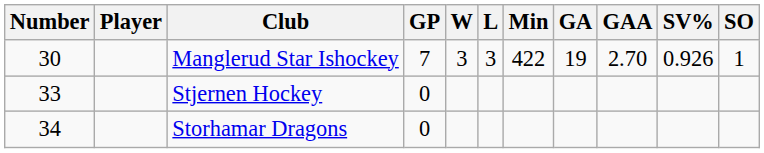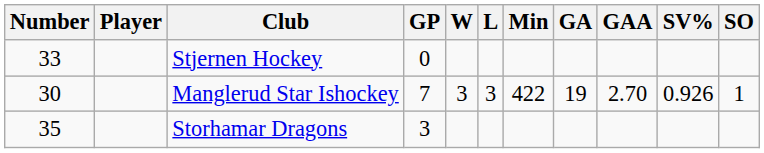rows swapped: (247, 93) <-> (286, 57)
(50, 128) 34 -> (50, 128) 35
(425, 128) 0 -> (425, 128) 3
